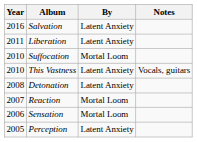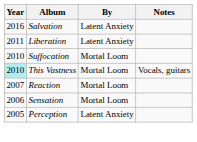(15, 71) no background -> (15, 71) paleturquoise background
(107, 71) Latent Anxiety -> (104, 71) Mortal Loom
- row: (49, 85)
